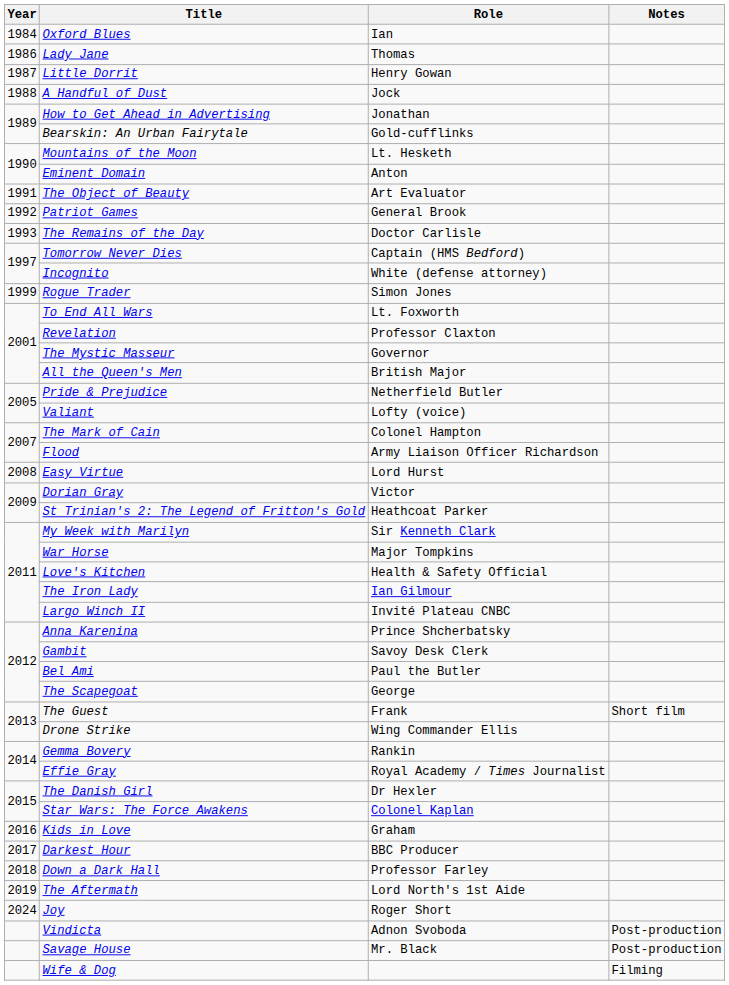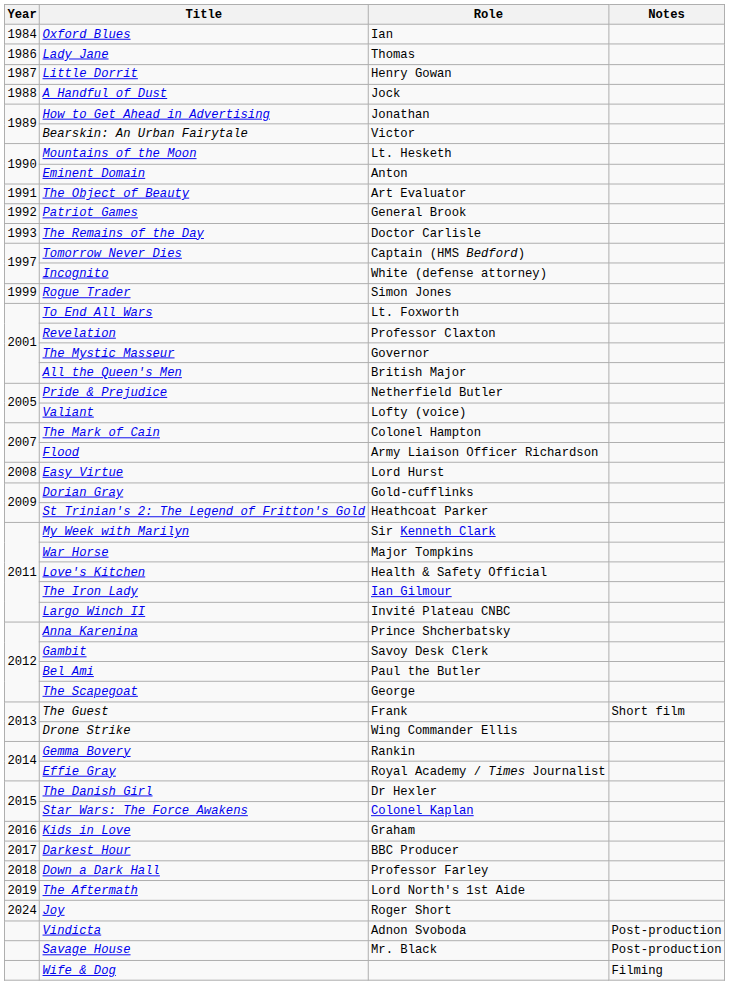(422, 134) Gold-cufflinks -> (393, 134) Victor
(393, 492) Victor -> (422, 492) Gold-cufflinks
